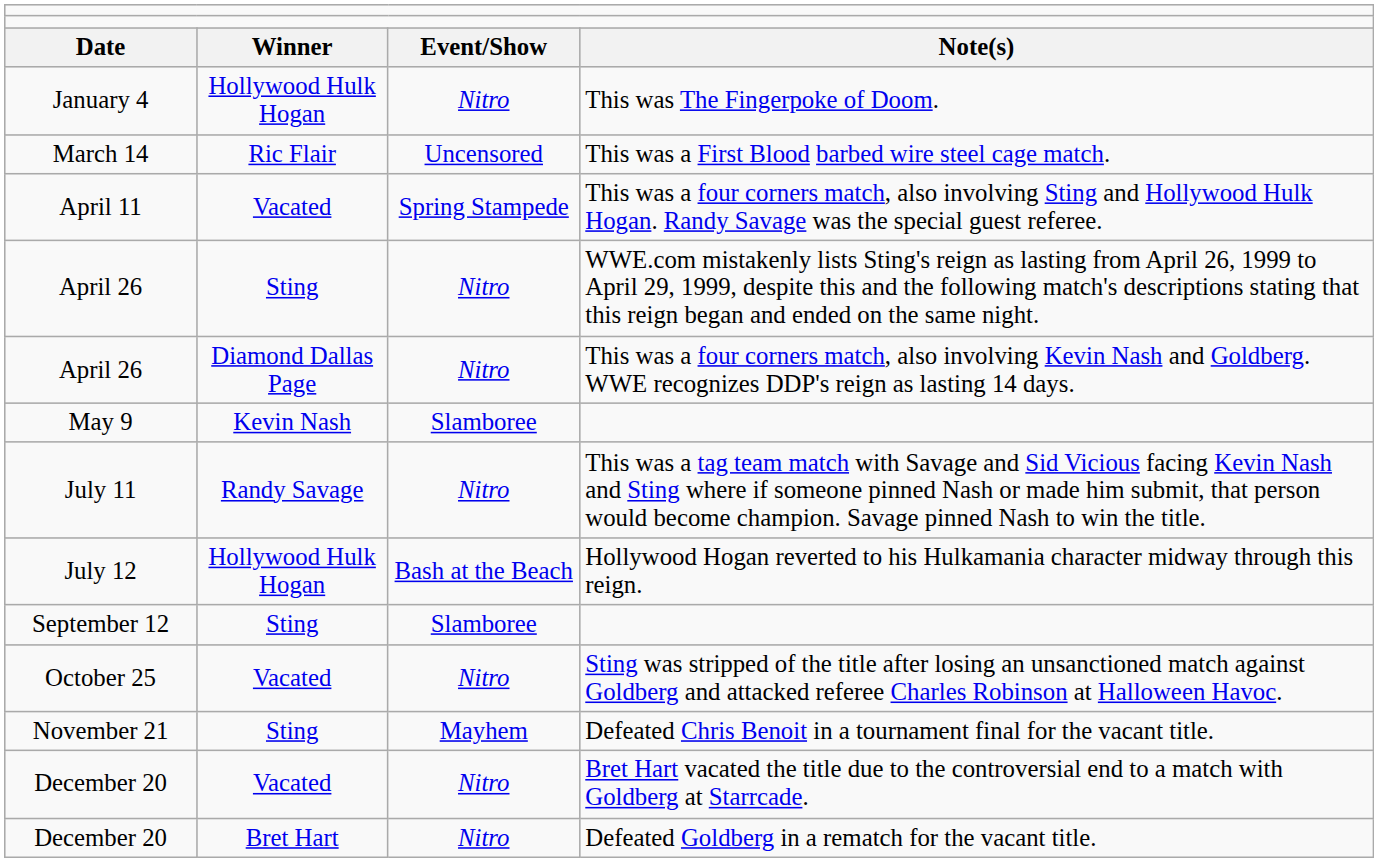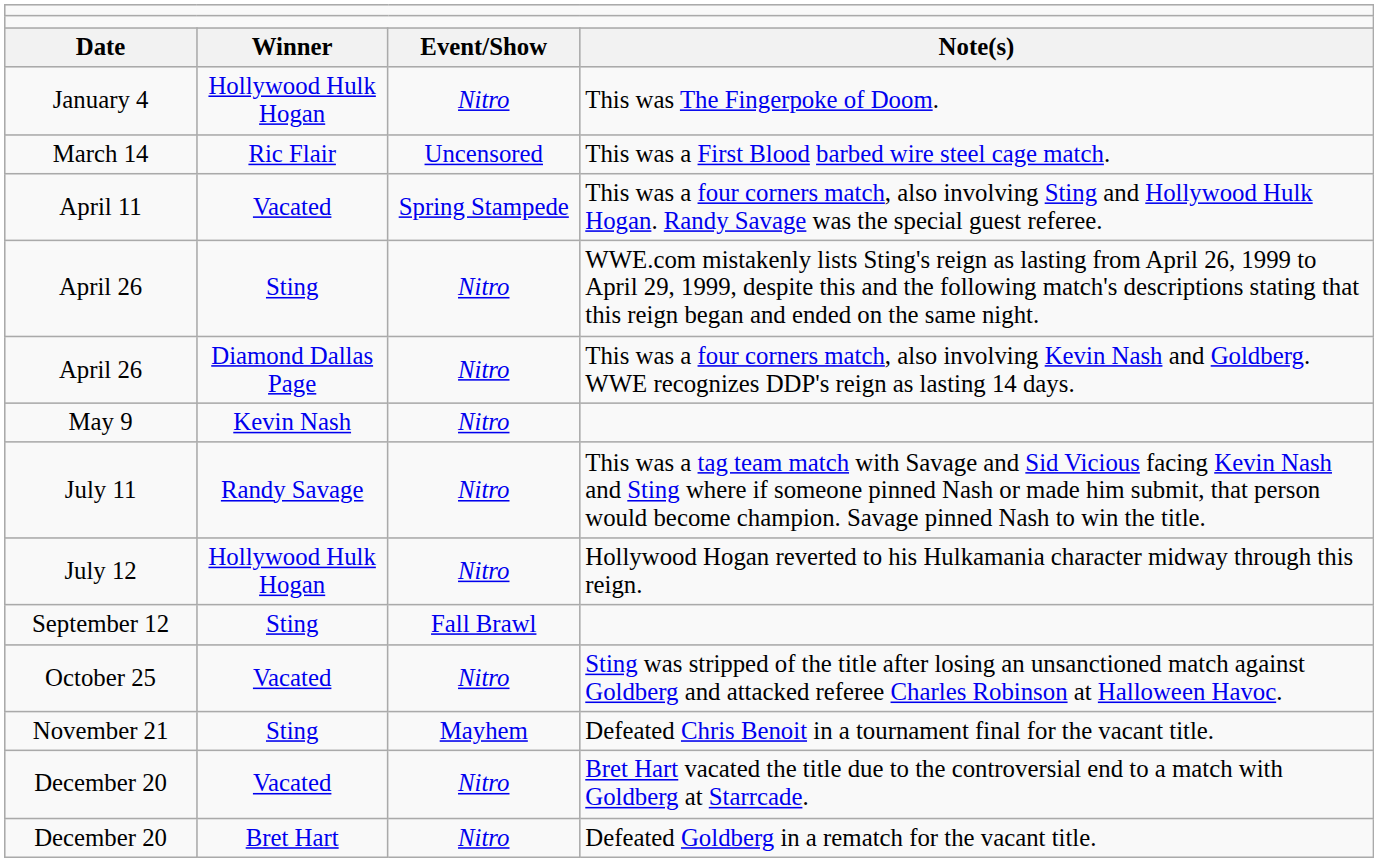(484, 422) Slamboree -> (484, 422) Nitro
(484, 570) Bash at the Beach -> (484, 570) Nitro
(484, 624) Slamboree -> (484, 624) Fall Brawl
